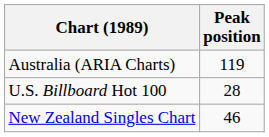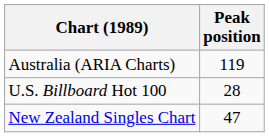(232, 117) 46 -> (232, 117) 47
